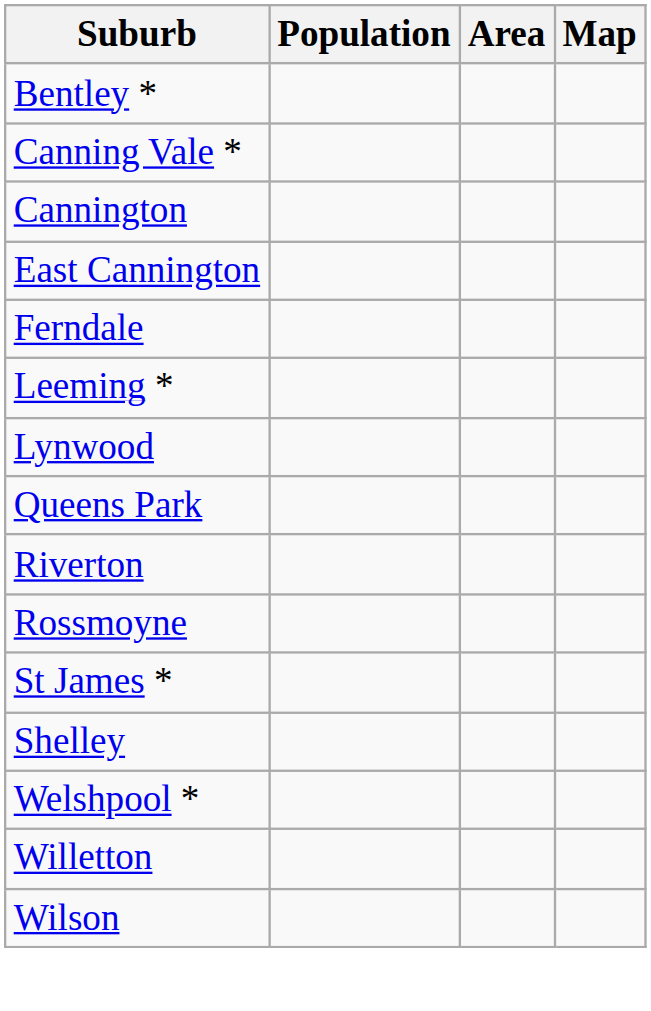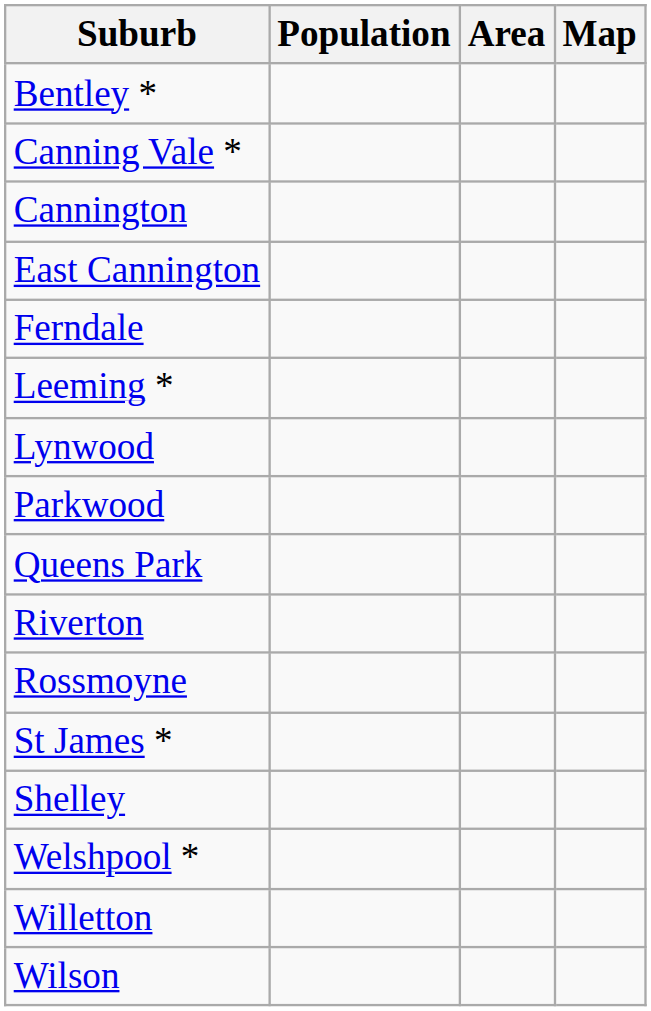+ row: (89, 504)
